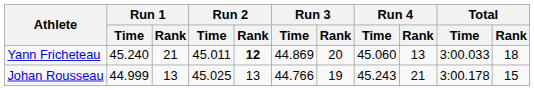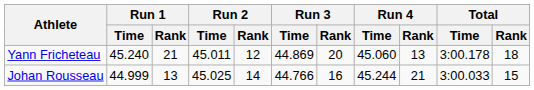(253, 55) bold -> (253, 55) normal
(465, 55) 3:00.033 -> (465, 55) 3:00.178
(253, 76) 13 -> (253, 76) 14
(335, 76) 19 -> (335, 76) 16
(377, 76) 45.243 -> (377, 76) 45.244
(465, 76) 3:00.178 -> (465, 76) 3:00.033
